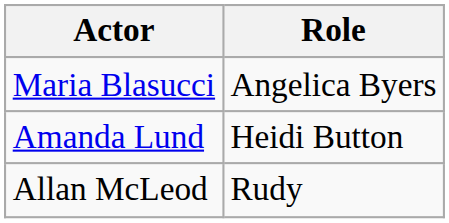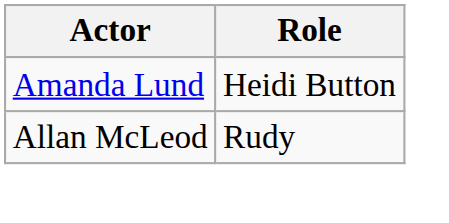- row: (114, 83)
